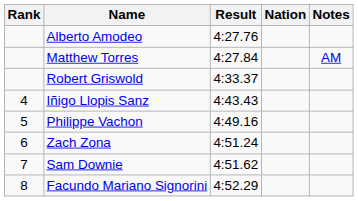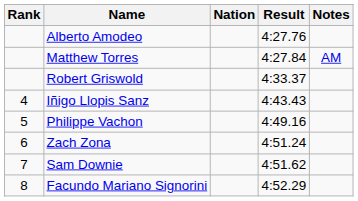columns swapped: (285, 15) <-> (236, 15)
